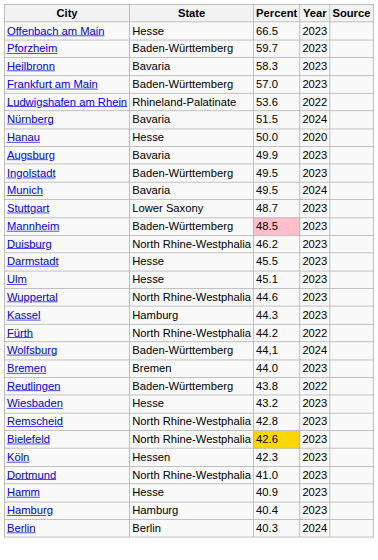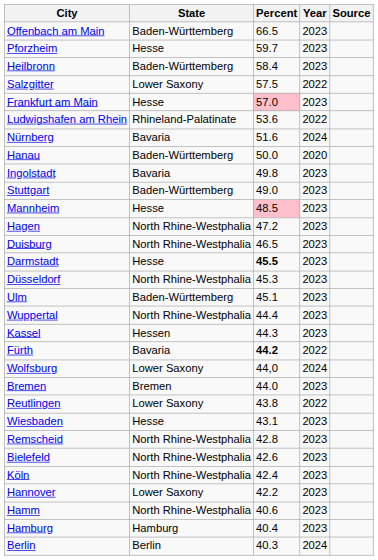(148, 31) Hesse -> (183, 31) Baden-Württemberg
(183, 48) Baden-Württemberg -> (148, 48) Hesse
(151, 66) Bavaria -> (183, 66) Baden-Württemberg
(267, 66) 58.3 -> (267, 66) 58.4
+ row: (30, 84)
(183, 84) Baden-Württemberg -> (148, 102) Hesse
(267, 84) no background -> (267, 102) pink background
(267, 119) 51.5 -> (267, 137) 51.6
(148, 137) Hesse -> (183, 155) Baden-Württemberg
- row: (31, 155)
(183, 173) Baden-Württemberg -> (151, 173) Bavaria
(267, 173) 49.5 -> (267, 173) 49.8
- row: (25, 191)
(168, 208) Lower Saxony -> (183, 191) Baden-Württemberg
(267, 208) 48.7 -> (267, 191) 49.0
(183, 226) Baden-Württemberg -> (148, 208) Hesse
+ row: (23, 226)
(267, 244) 46.2 -> (267, 244) 46.5
(267, 262) normal -> (267, 262) bold
+ row: (34, 279)
(148, 279) Hesse -> (183, 297) Baden-Württemberg
(267, 297) 44.6 -> (267, 315) 44.4
(155, 315) Hamburg -> (151, 333) Hessen
(192, 333) North Rhine-Westphalia -> (151, 350) Bavaria
(267, 333) normal -> (267, 350) bold
(183, 350) Baden-Württemberg -> (168, 368) Lower Saxony
(267, 350) 44,1 -> (267, 368) 44,0
(183, 386) Baden-Württemberg -> (168, 404) Lower Saxony
(267, 404) 43.2 -> (267, 421) 43.1
(267, 439) gold background -> (267, 457) no background
(151, 457) Hessen -> (192, 475) North Rhine-Westphalia
(267, 457) 42.3 -> (267, 475) 42.4
+ row: (31, 492)
- row: (32, 475)
(148, 492) Hesse -> (192, 510) North Rhine-Westphalia
(267, 492) 40.9 -> (267, 510) 40.6
